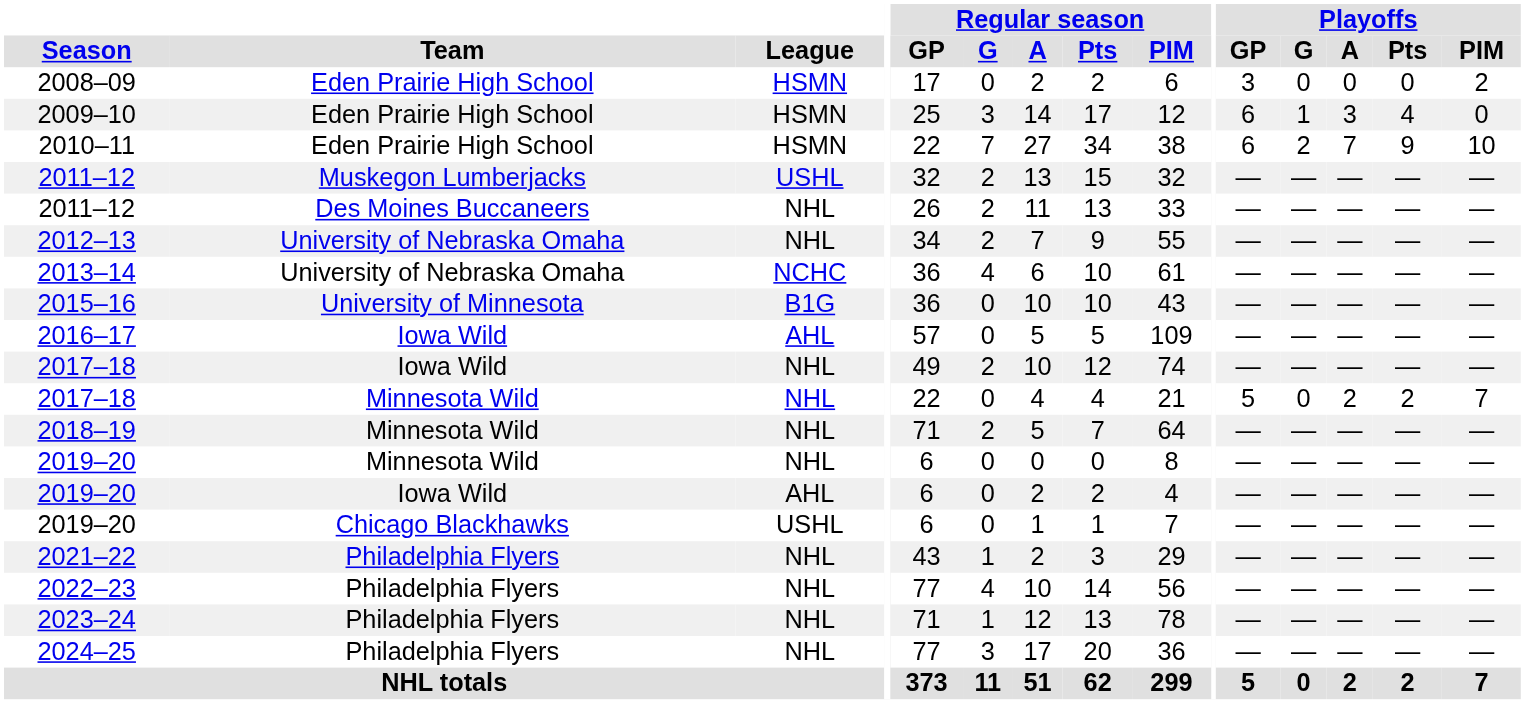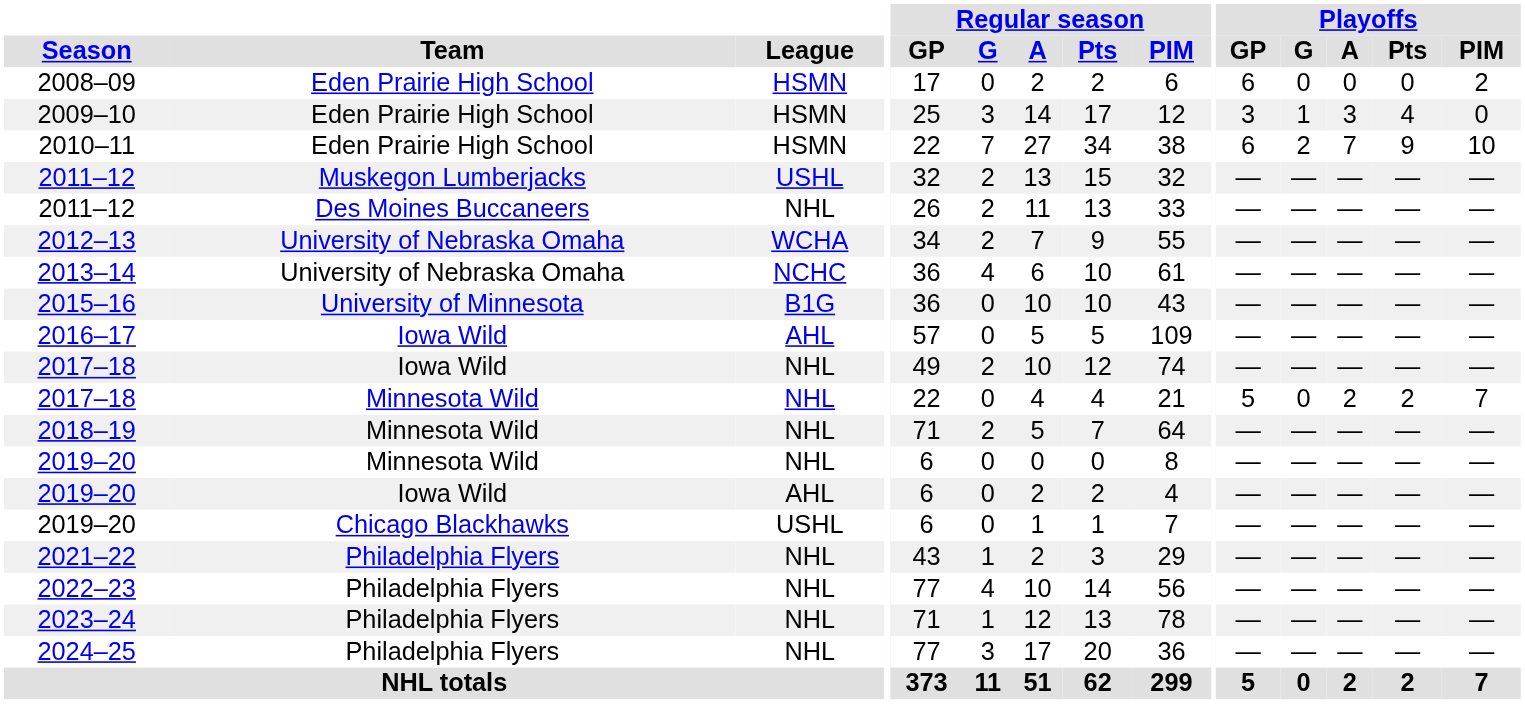(1248, 82) 3 -> (1248, 82) 6
(1248, 114) 6 -> (1248, 114) 3
(810, 240) NHL -> (810, 240) WCHA
